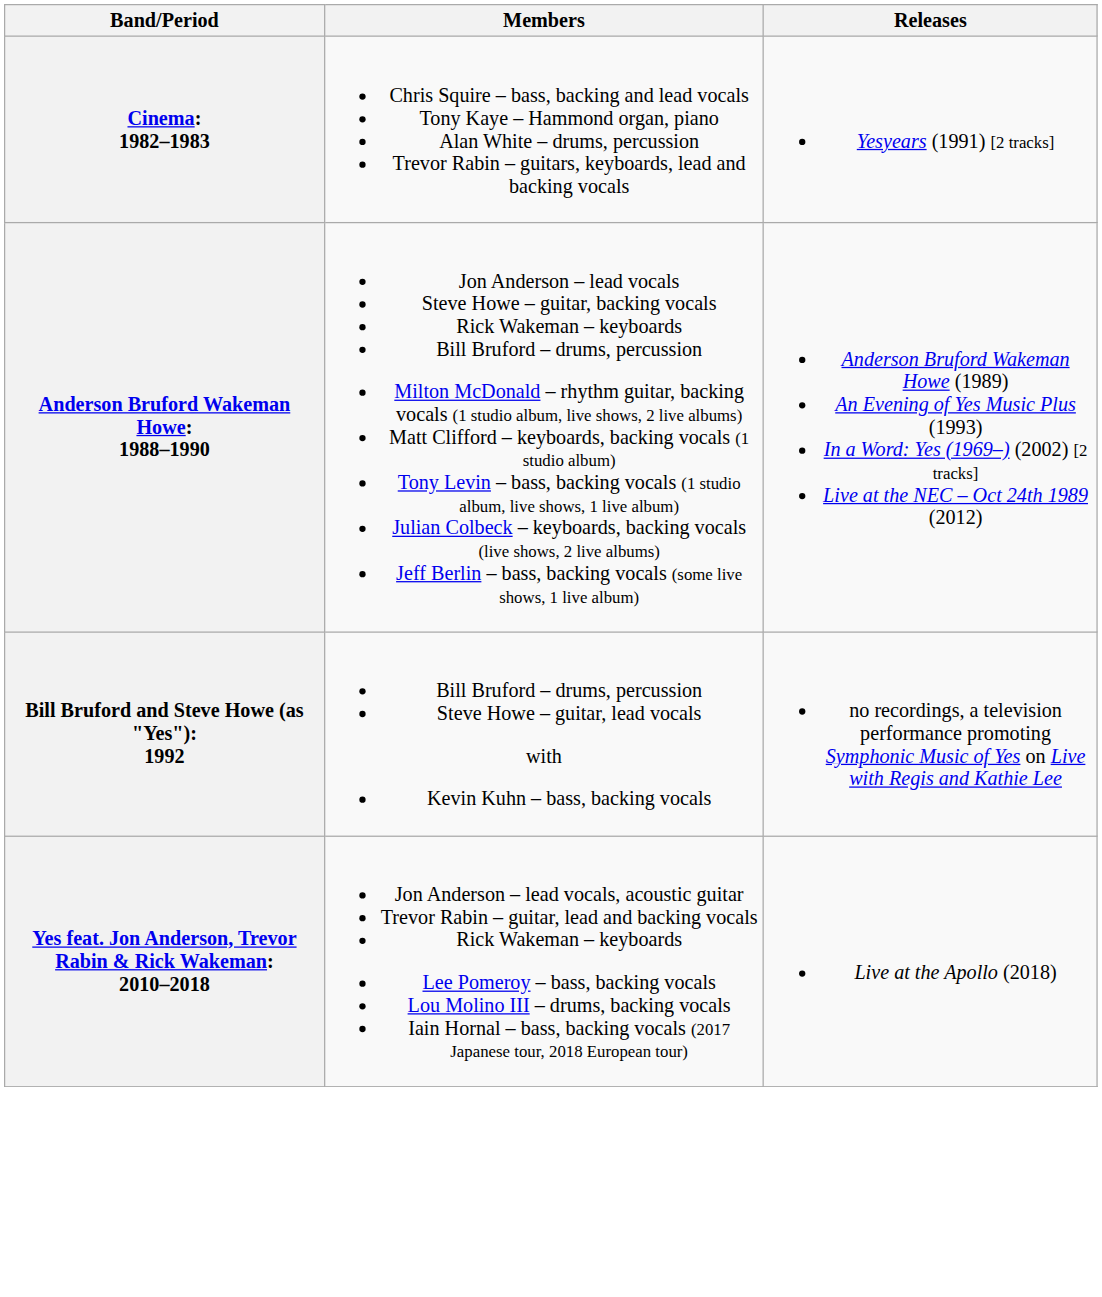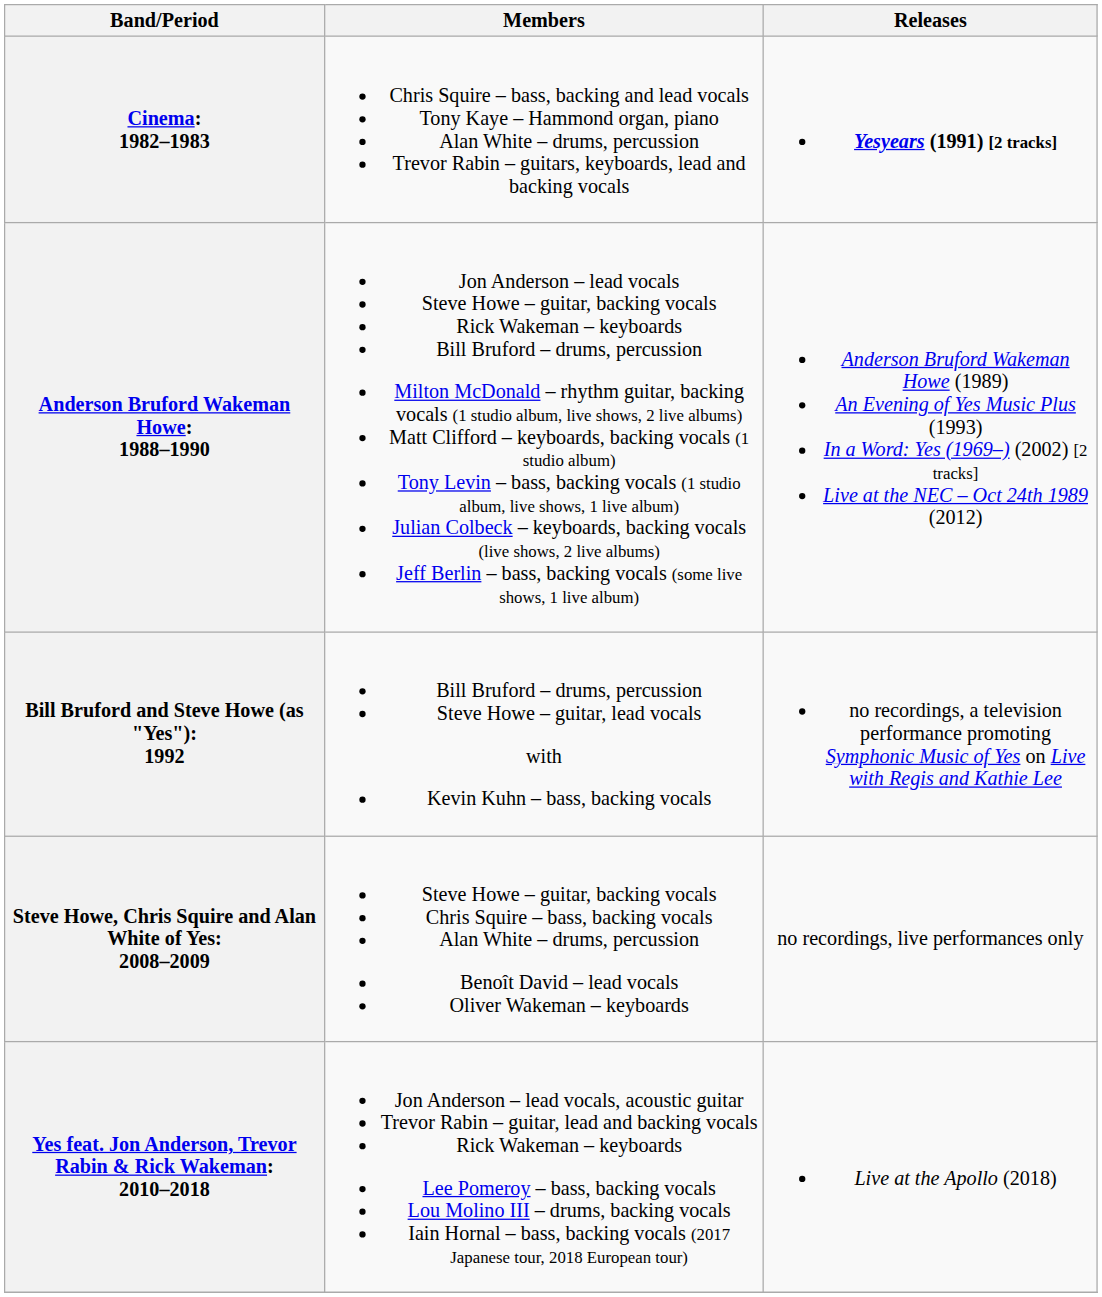(930, 141) normal -> (930, 141) bold
+ row: (164, 938)
